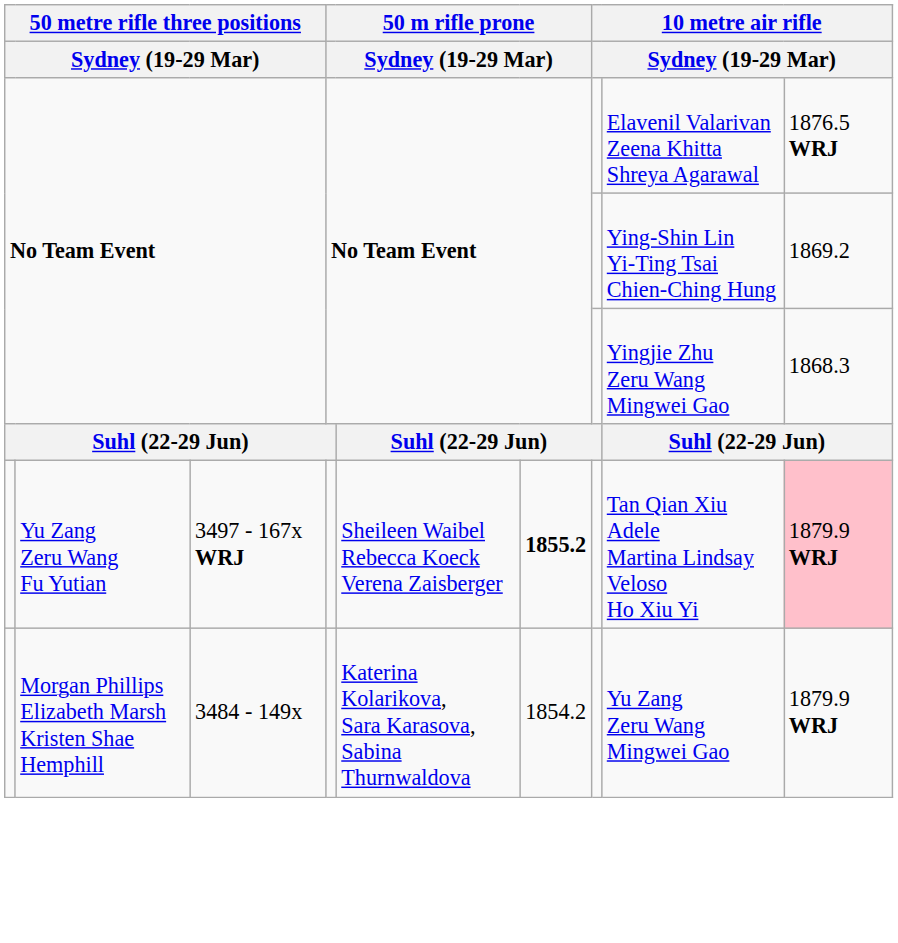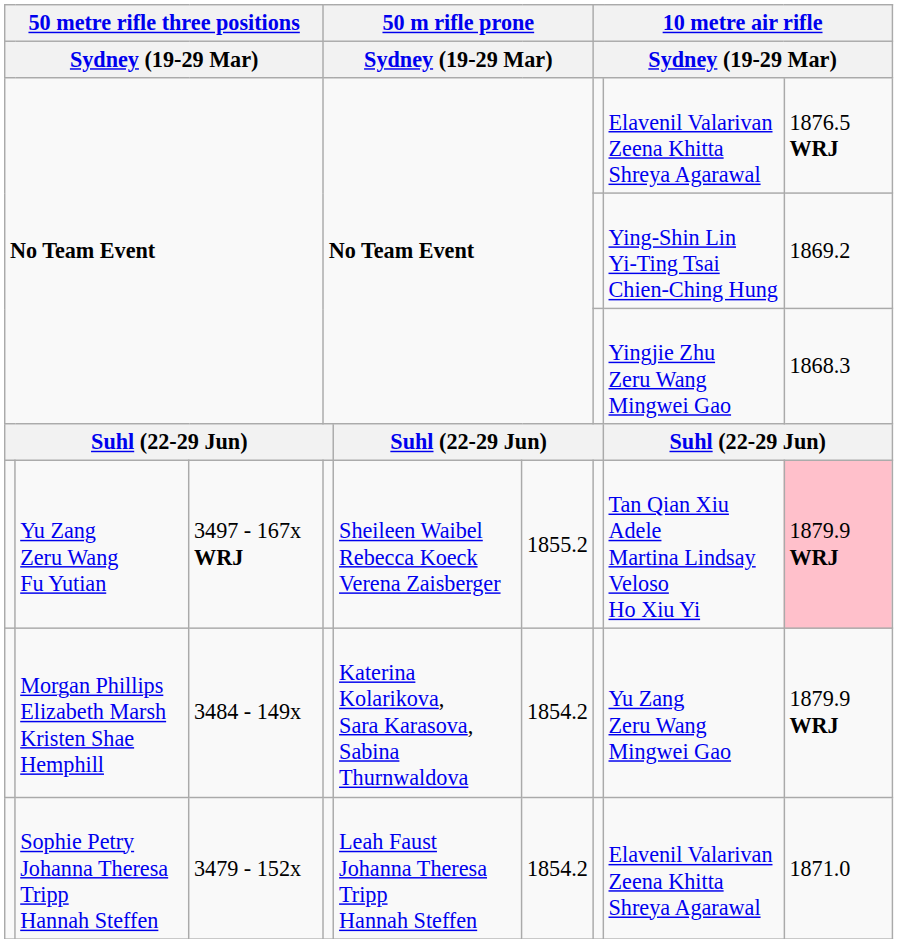(556, 544) bold -> (557, 544) normal
+ row: (94, 880)
